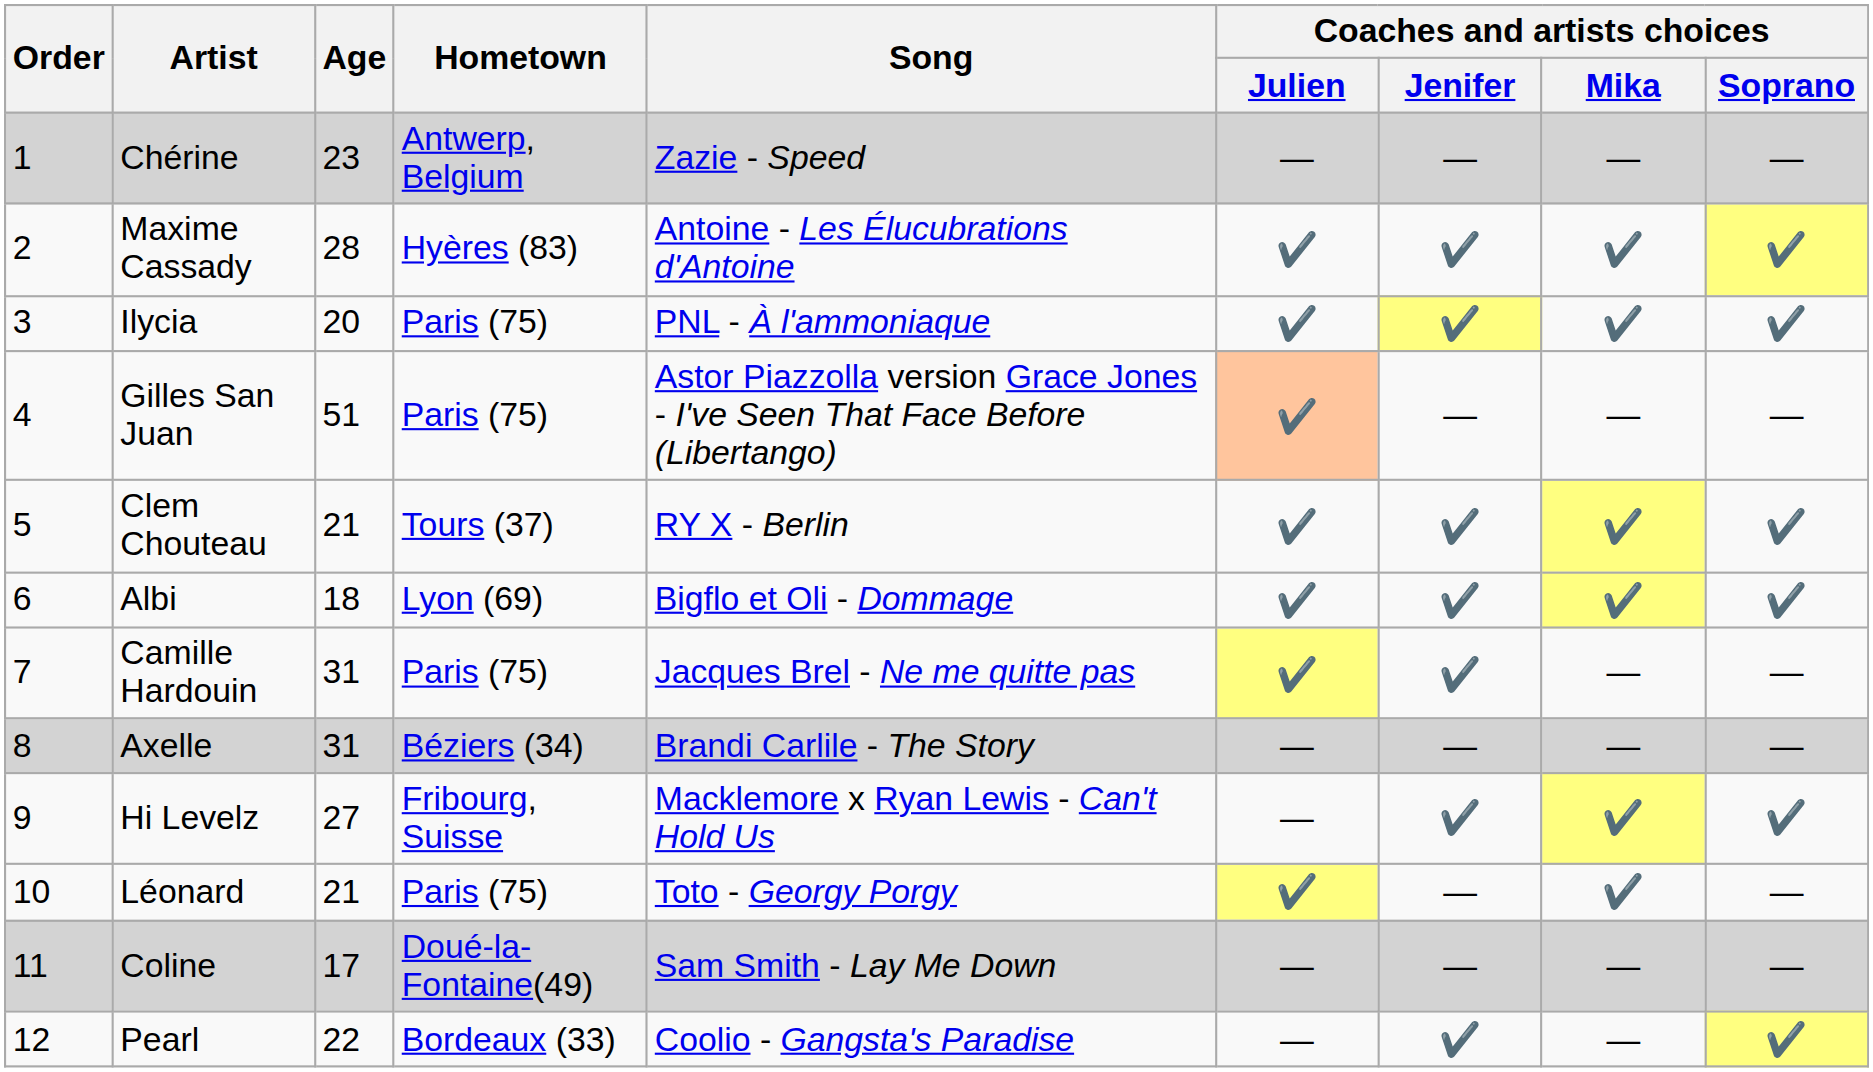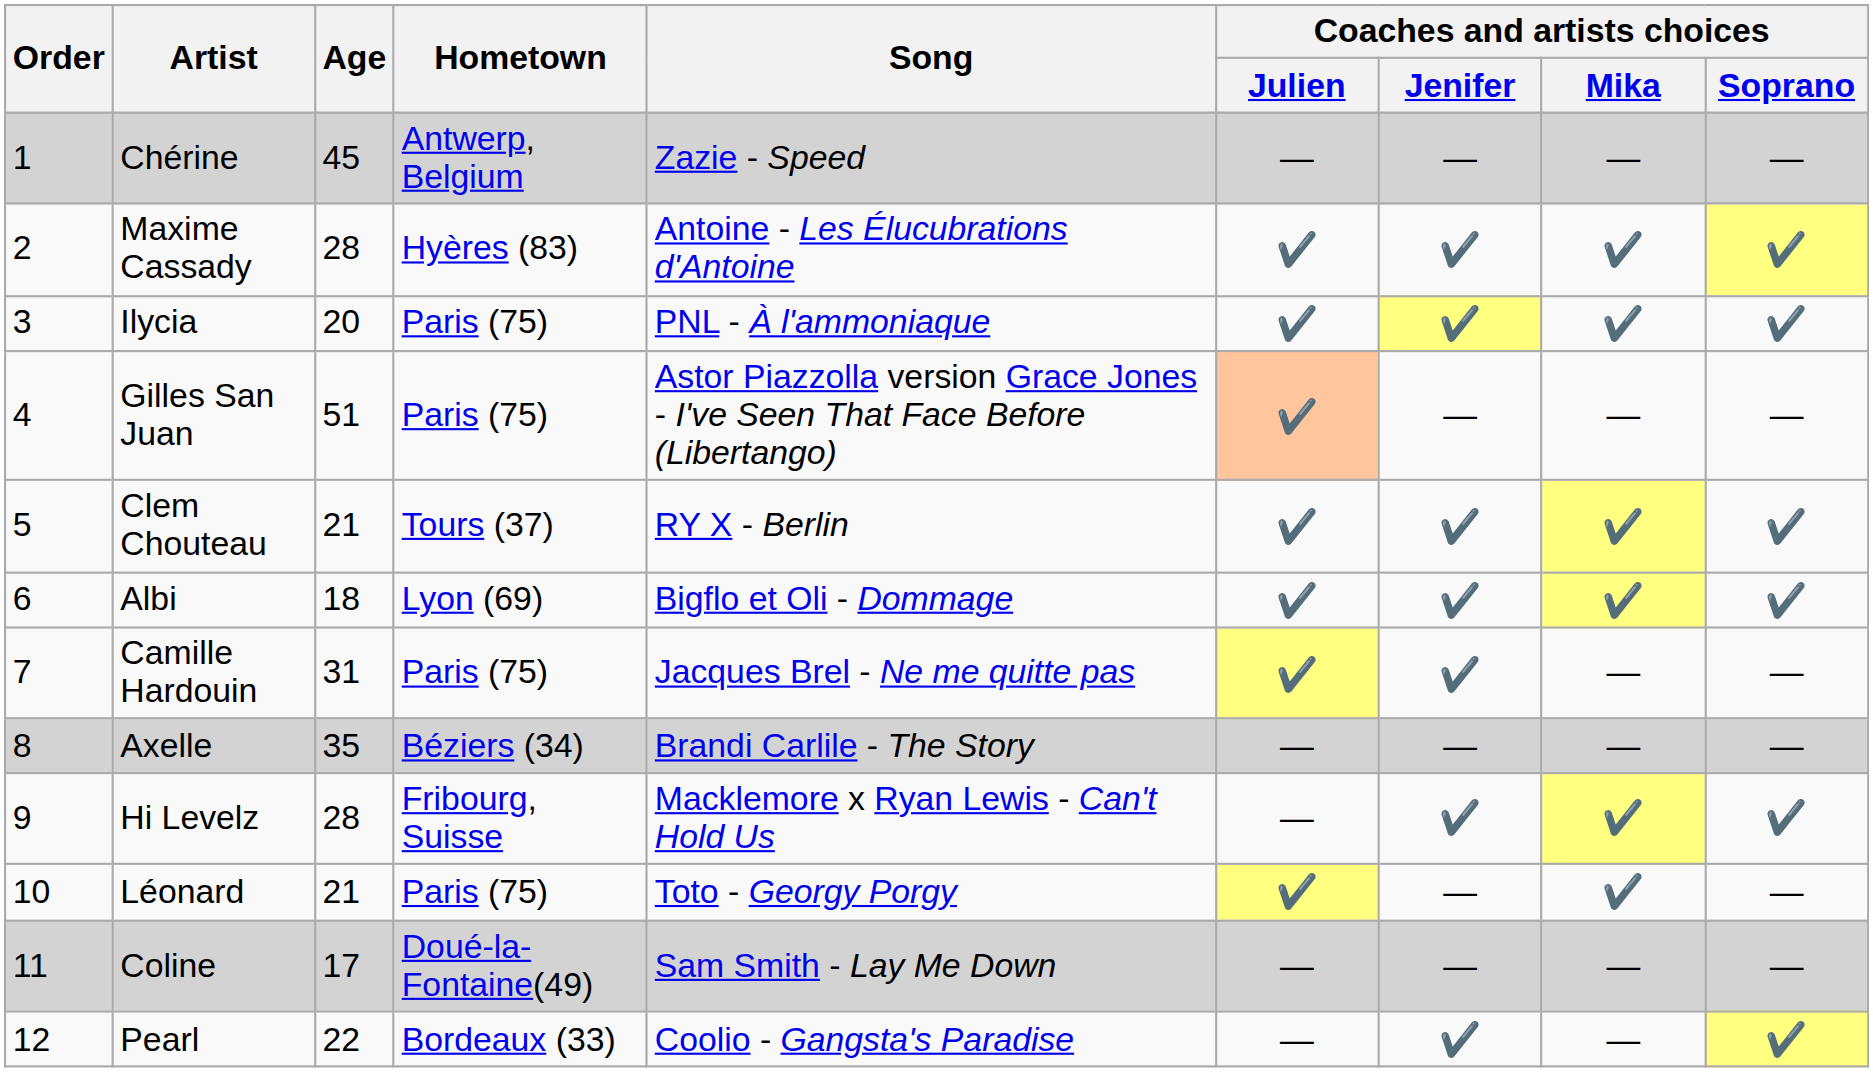(341, 157) 23 -> (341, 157) 45
(341, 745) 31 -> (341, 745) 35
(341, 817) 27 -> (341, 817) 28
